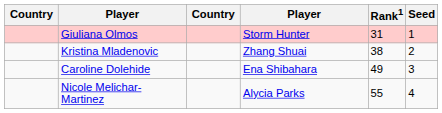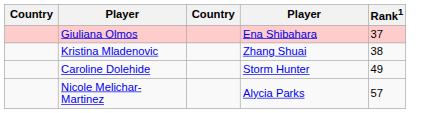- column: (422, 14)
(276, 34) Storm Hunter -> (280, 34) Ena Shibahara
(377, 34) 31 -> (377, 34) 37
(280, 69) Ena Shibahara -> (276, 69) Storm Hunter
(377, 93) 55 -> (377, 93) 57
